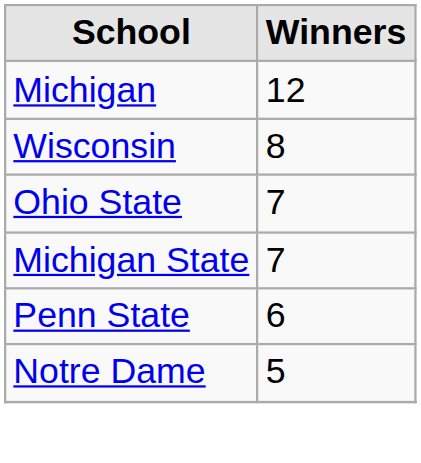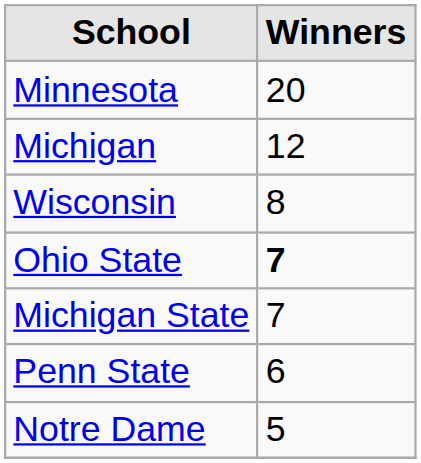+ row: (96, 89)
(276, 202) normal -> (276, 259) bold
